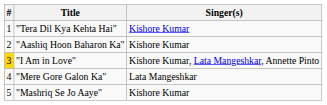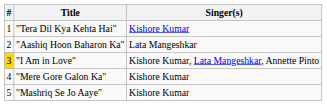(159, 44) Kishore Kumar -> (163, 44) Lata Mangeshkar
(163, 76) Lata Mangeshkar -> (159, 76) Kishore Kumar
